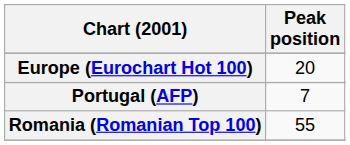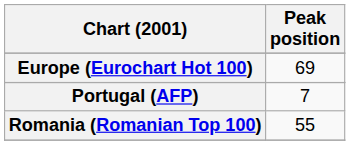(305, 67) 20 -> (305, 67) 69
